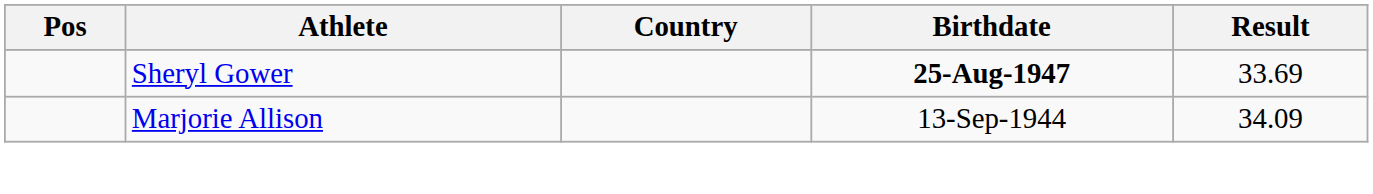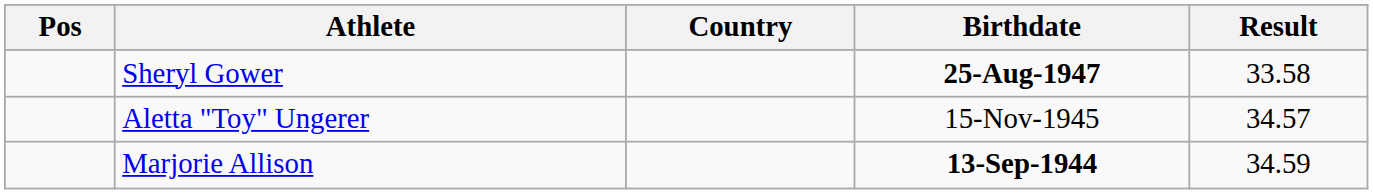(1270, 73) 33.69 -> (1278, 73) 33.58
+ row: (246, 118)
(992, 118) normal -> (1022, 164) bold
(1270, 118) 34.09 -> (1278, 164) 34.59
